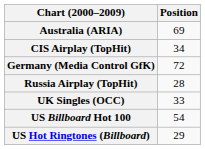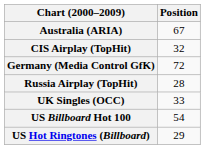(179, 30) 69 -> (179, 30) 67
(179, 48) 34 -> (179, 48) 32
